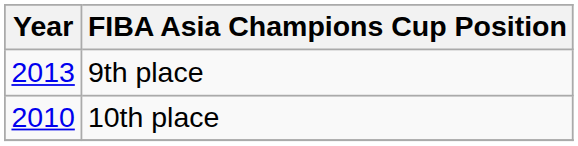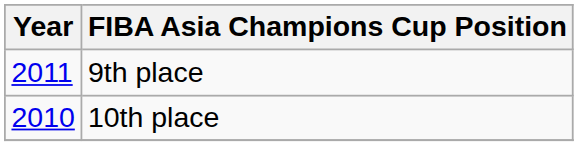(43, 72) 2013 -> (42, 72) 2011
